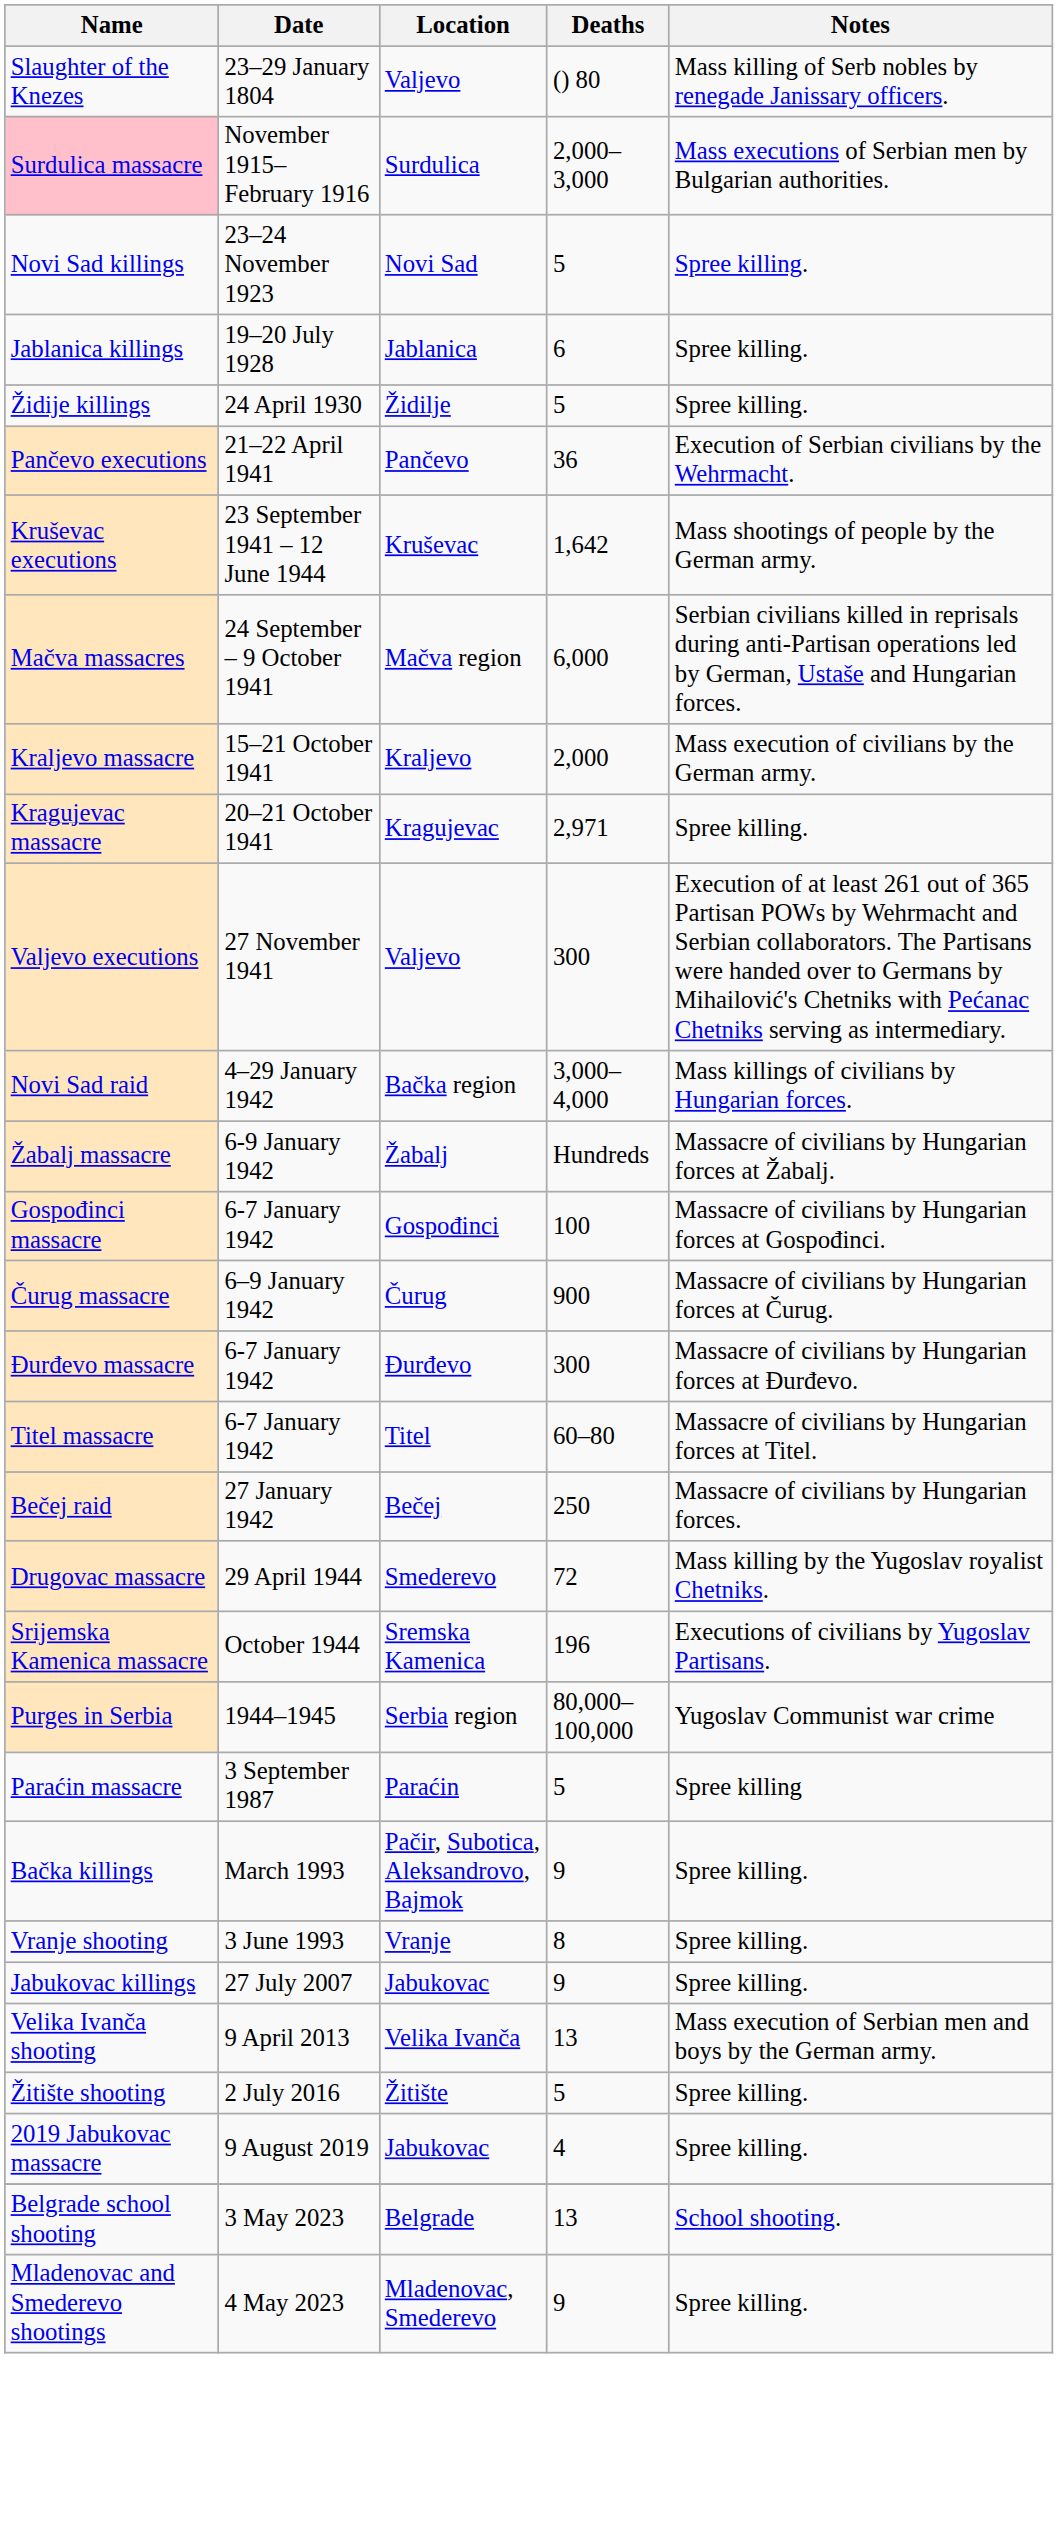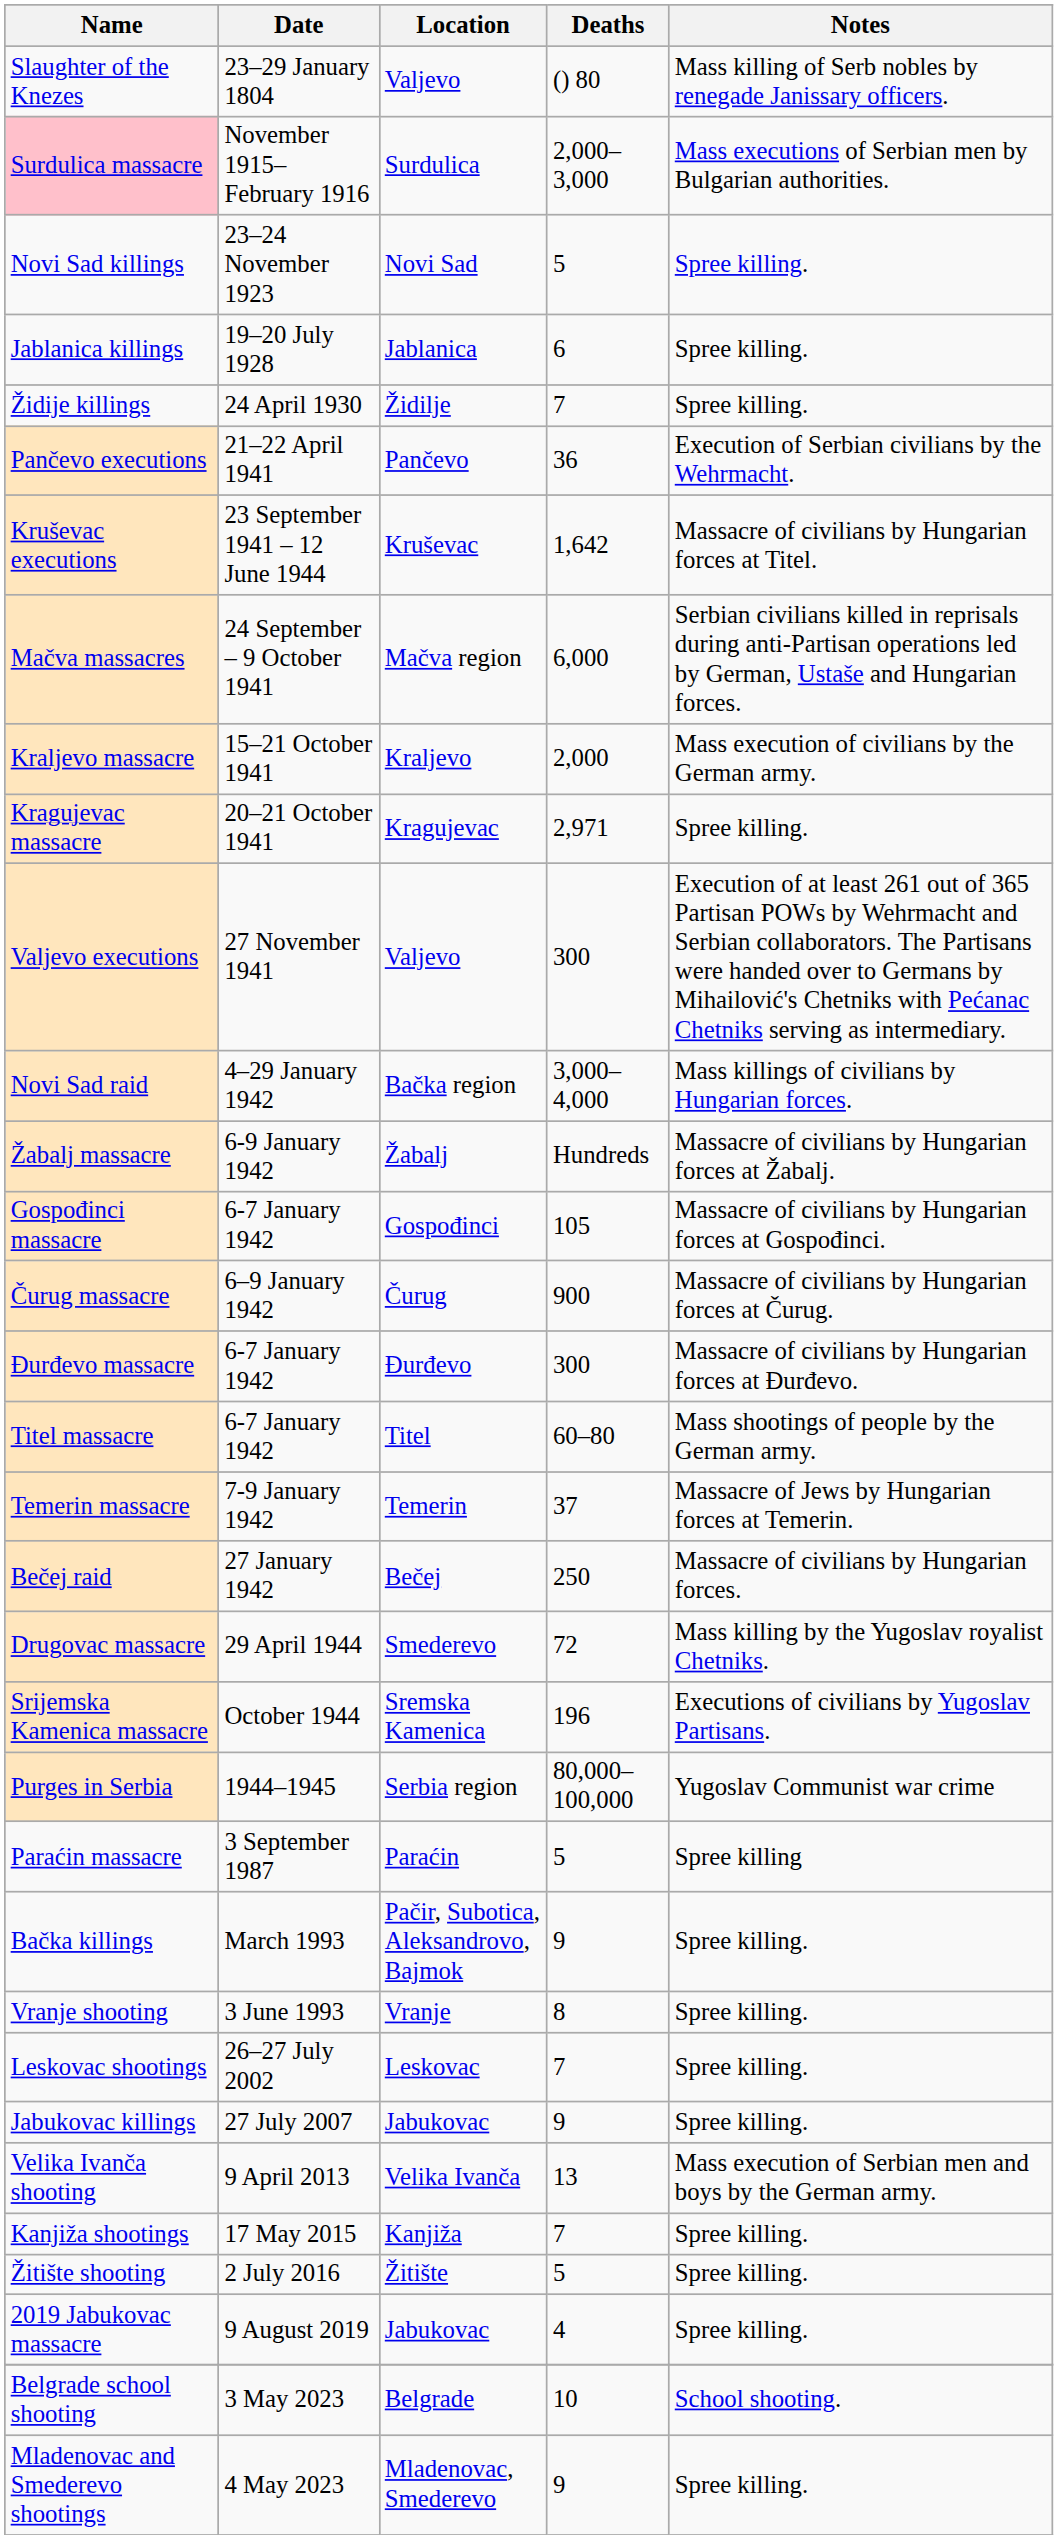(559, 405) 5 -> (559, 405) 7
(835, 545) Mass shootings of people by the German army. -> (851, 545) Massacre of civilians by Hungarian forces at Titel.
(572, 1225) 100 -> (572, 1225) 105
(851, 1436) Massacre of civilians by Hungarian forces at Titel. -> (835, 1436) Mass shootings of people by the German army.
+ row: (100, 1506)
+ row: (109, 2066)
+ row: (100, 2233)
(565, 2218) 13 -> (565, 2399) 10
